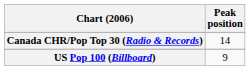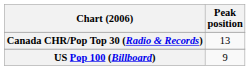(225, 40) 14 -> (225, 40) 13
